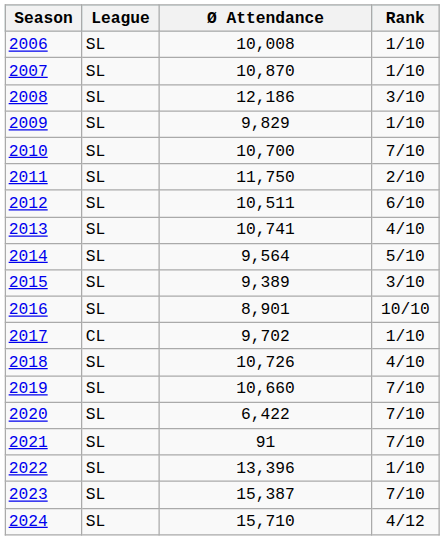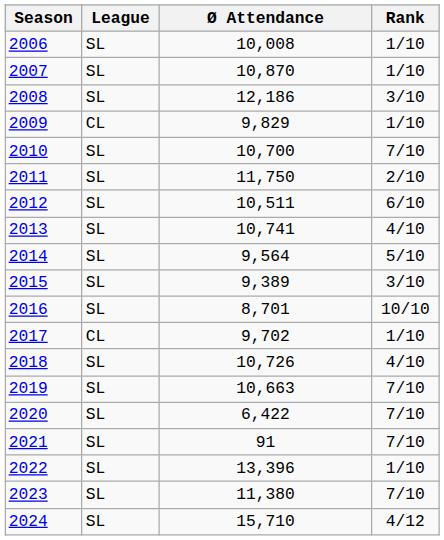(96, 124) SL -> (96, 124) CL
(265, 309) 8,901 -> (265, 309) 8,701
(265, 389) 10,660 -> (265, 389) 10,663
(265, 495) 15,387 -> (265, 495) 11,380
